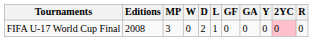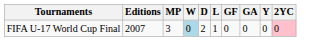- column: (302, 12)
(135, 28) 2008 -> (135, 28) 2007
(188, 28) no background -> (188, 28) lightblue background
